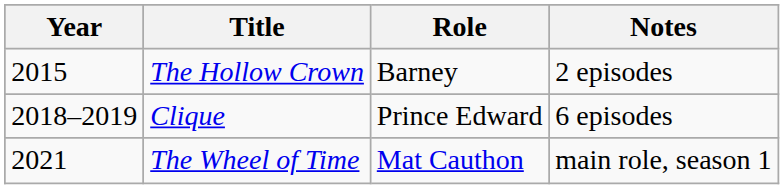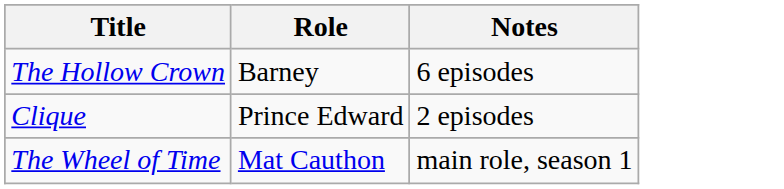- column: (74, 26)
(614, 71) 2 episodes -> (475, 71) 6 episodes
(614, 115) 6 episodes -> (475, 115) 2 episodes
